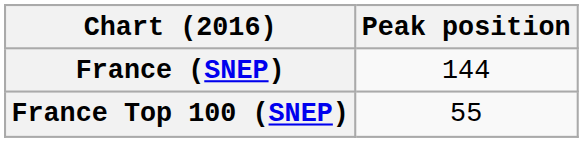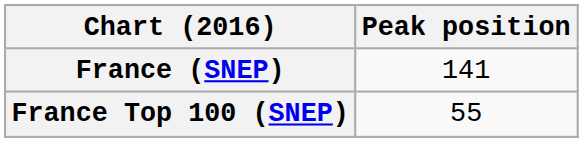(466, 70) 144 -> (466, 70) 141
